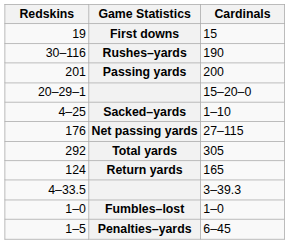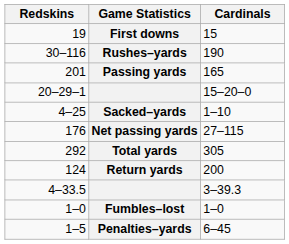(214, 72) 200 -> (214, 72) 165
(214, 170) 165 -> (214, 170) 200
